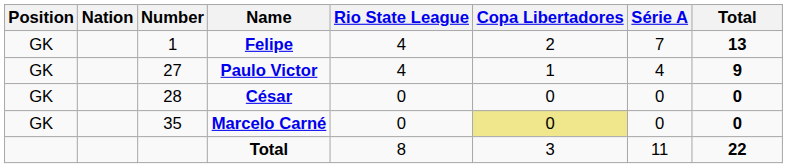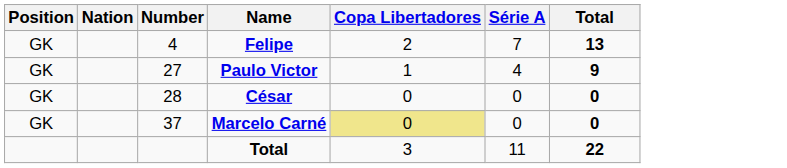- column: (401, 17)
(173, 44) 1 -> (173, 44) 4
(173, 123) 35 -> (173, 123) 37
